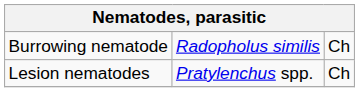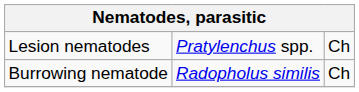rows swapped: (88, 45) <-> (79, 73)
